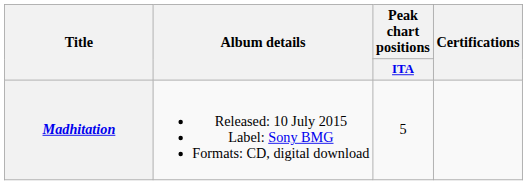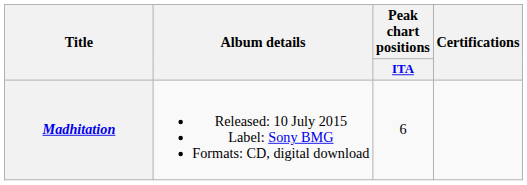(403, 129) 5 -> (403, 129) 6
